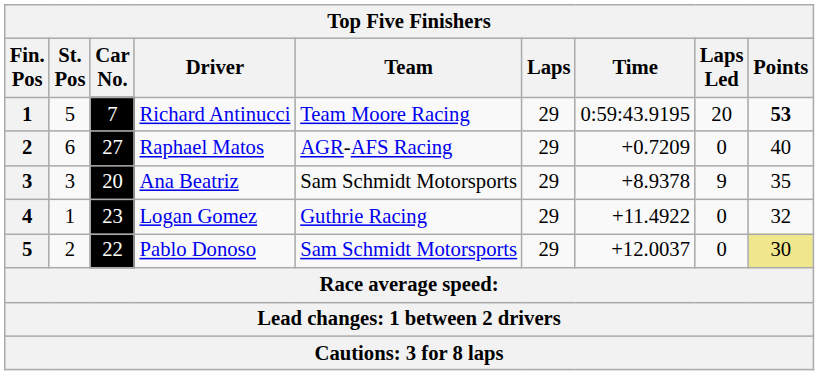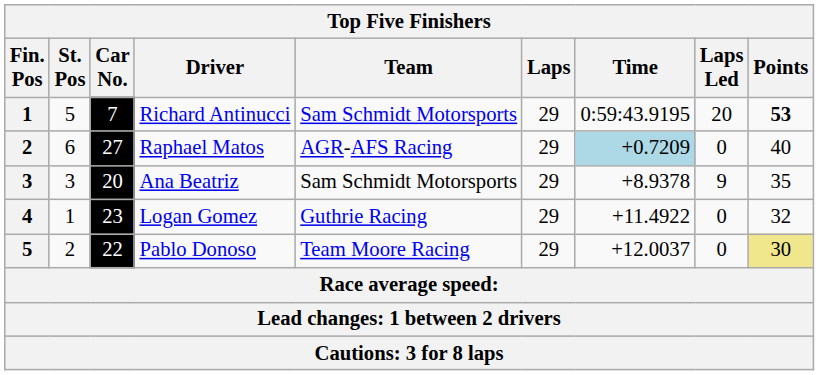(385, 113) Team Moore Racing -> (409, 113) Sam Schmidt Motorsports
(656, 147) no background -> (656, 147) lightblue background
(409, 250) Sam Schmidt Motorsports -> (385, 250) Team Moore Racing
